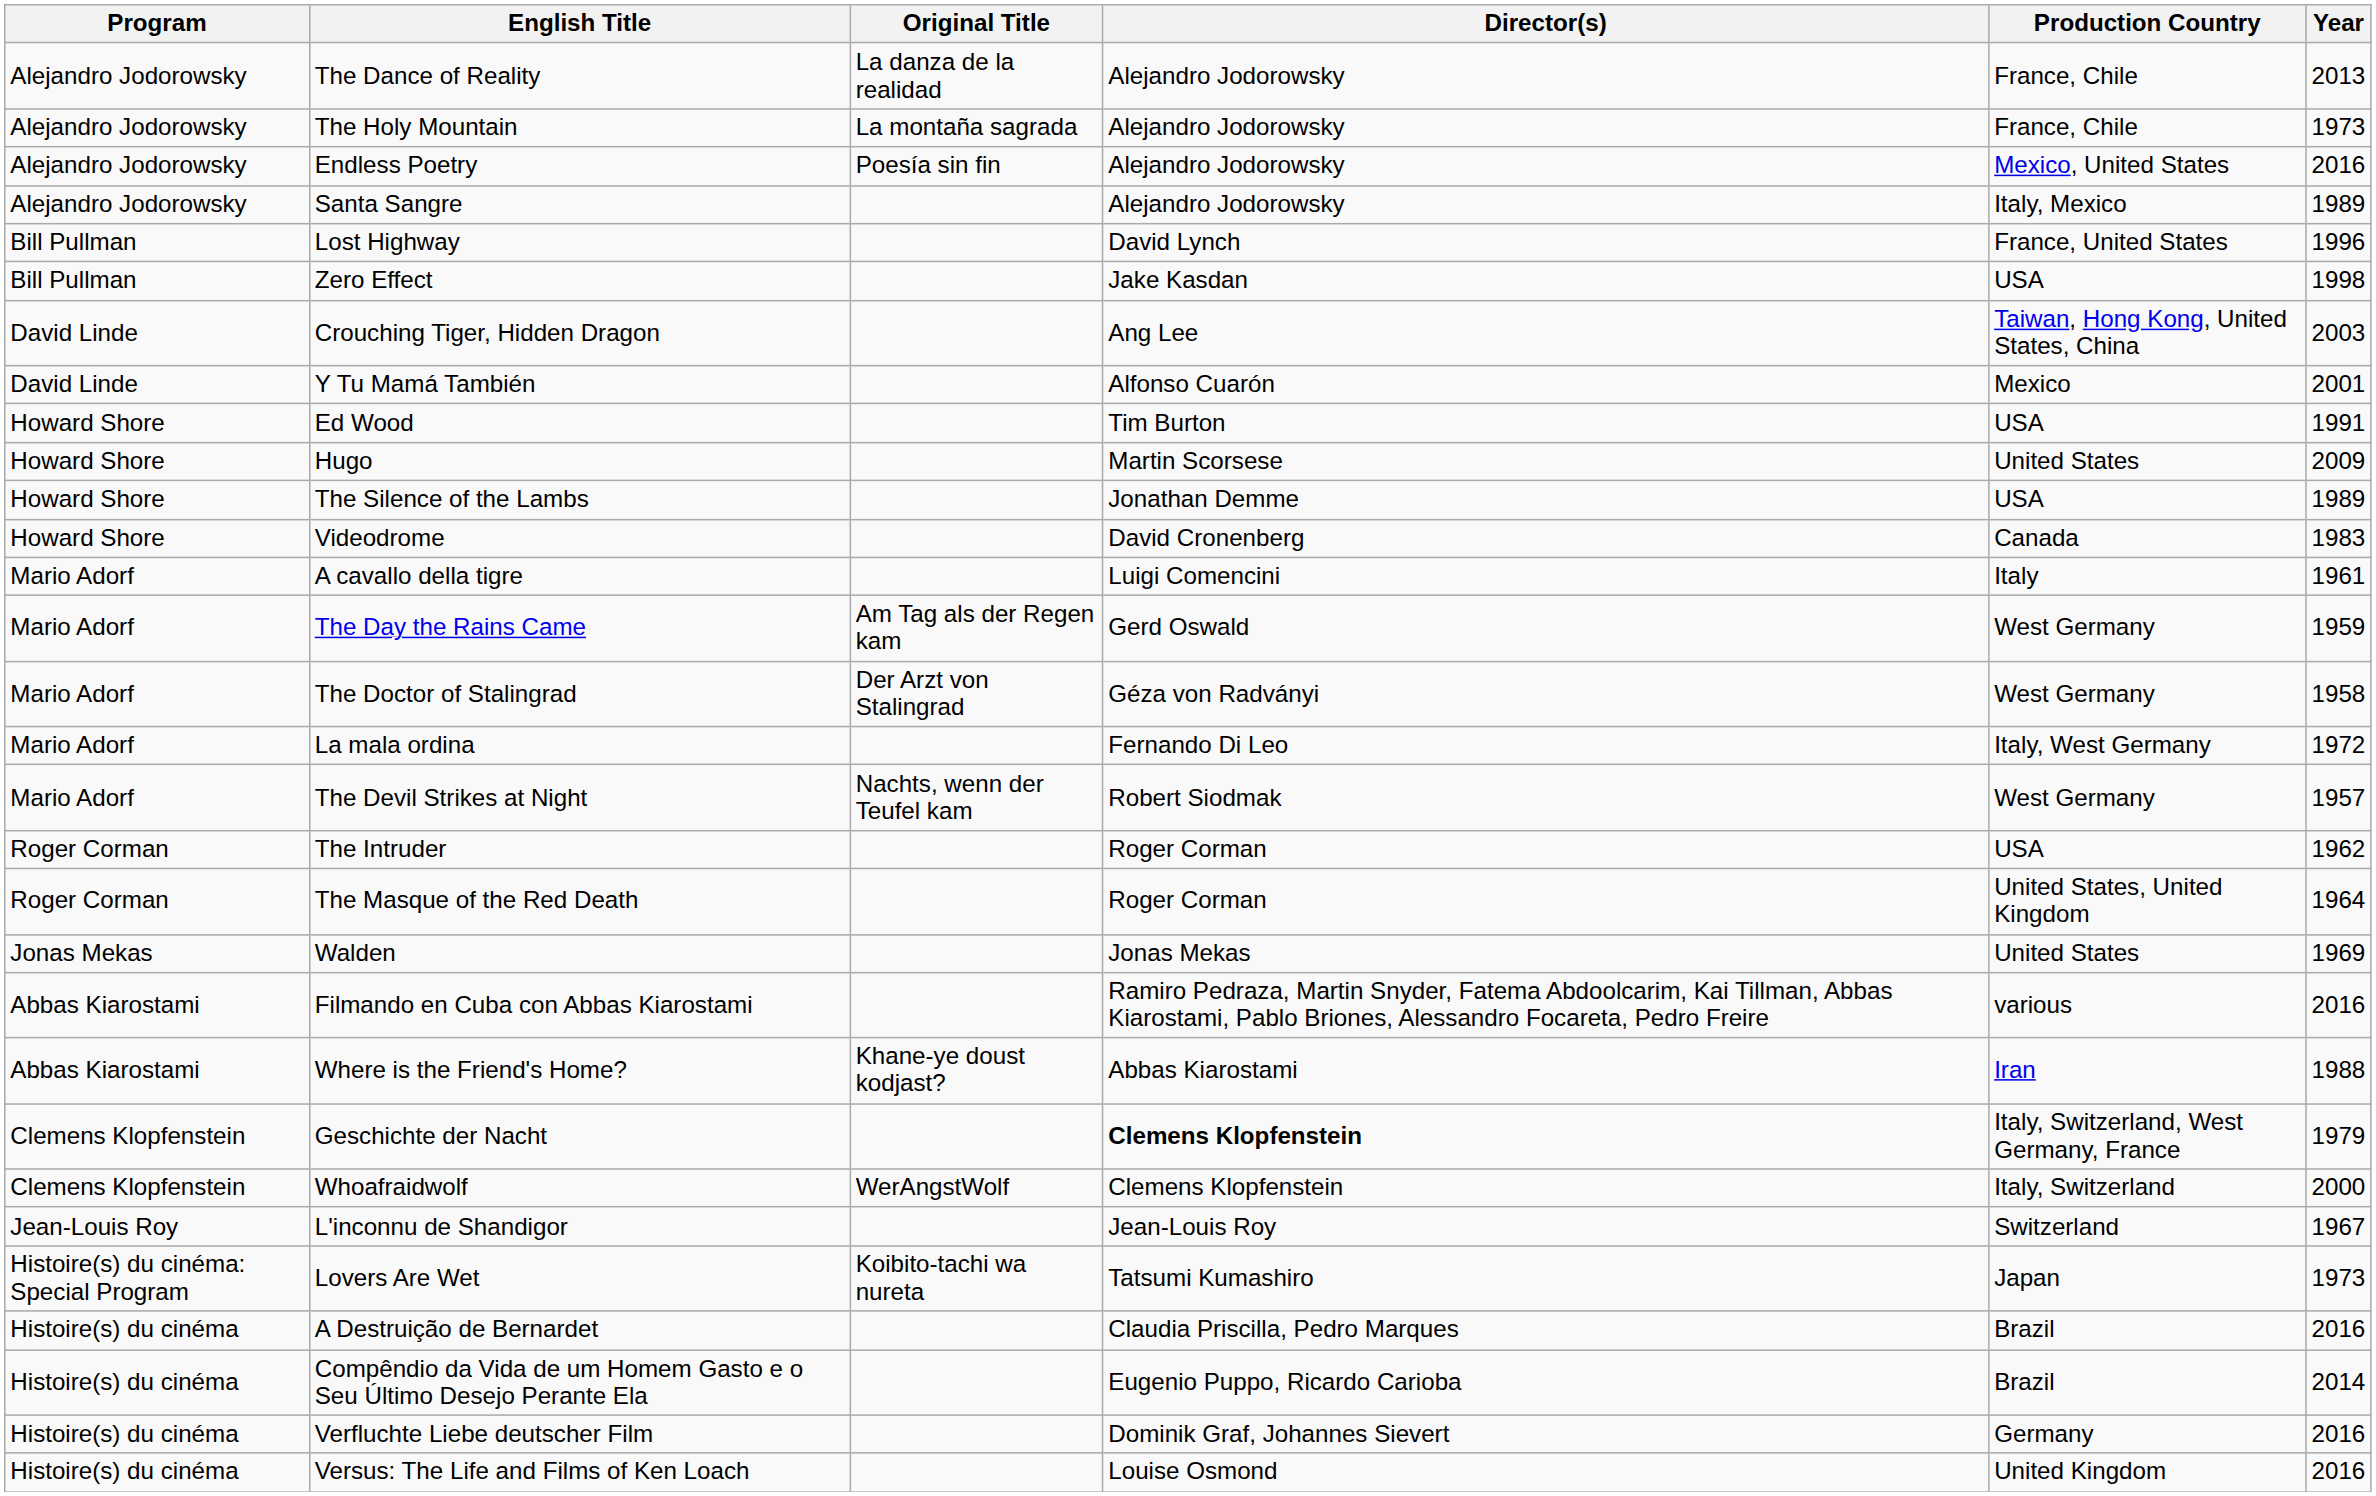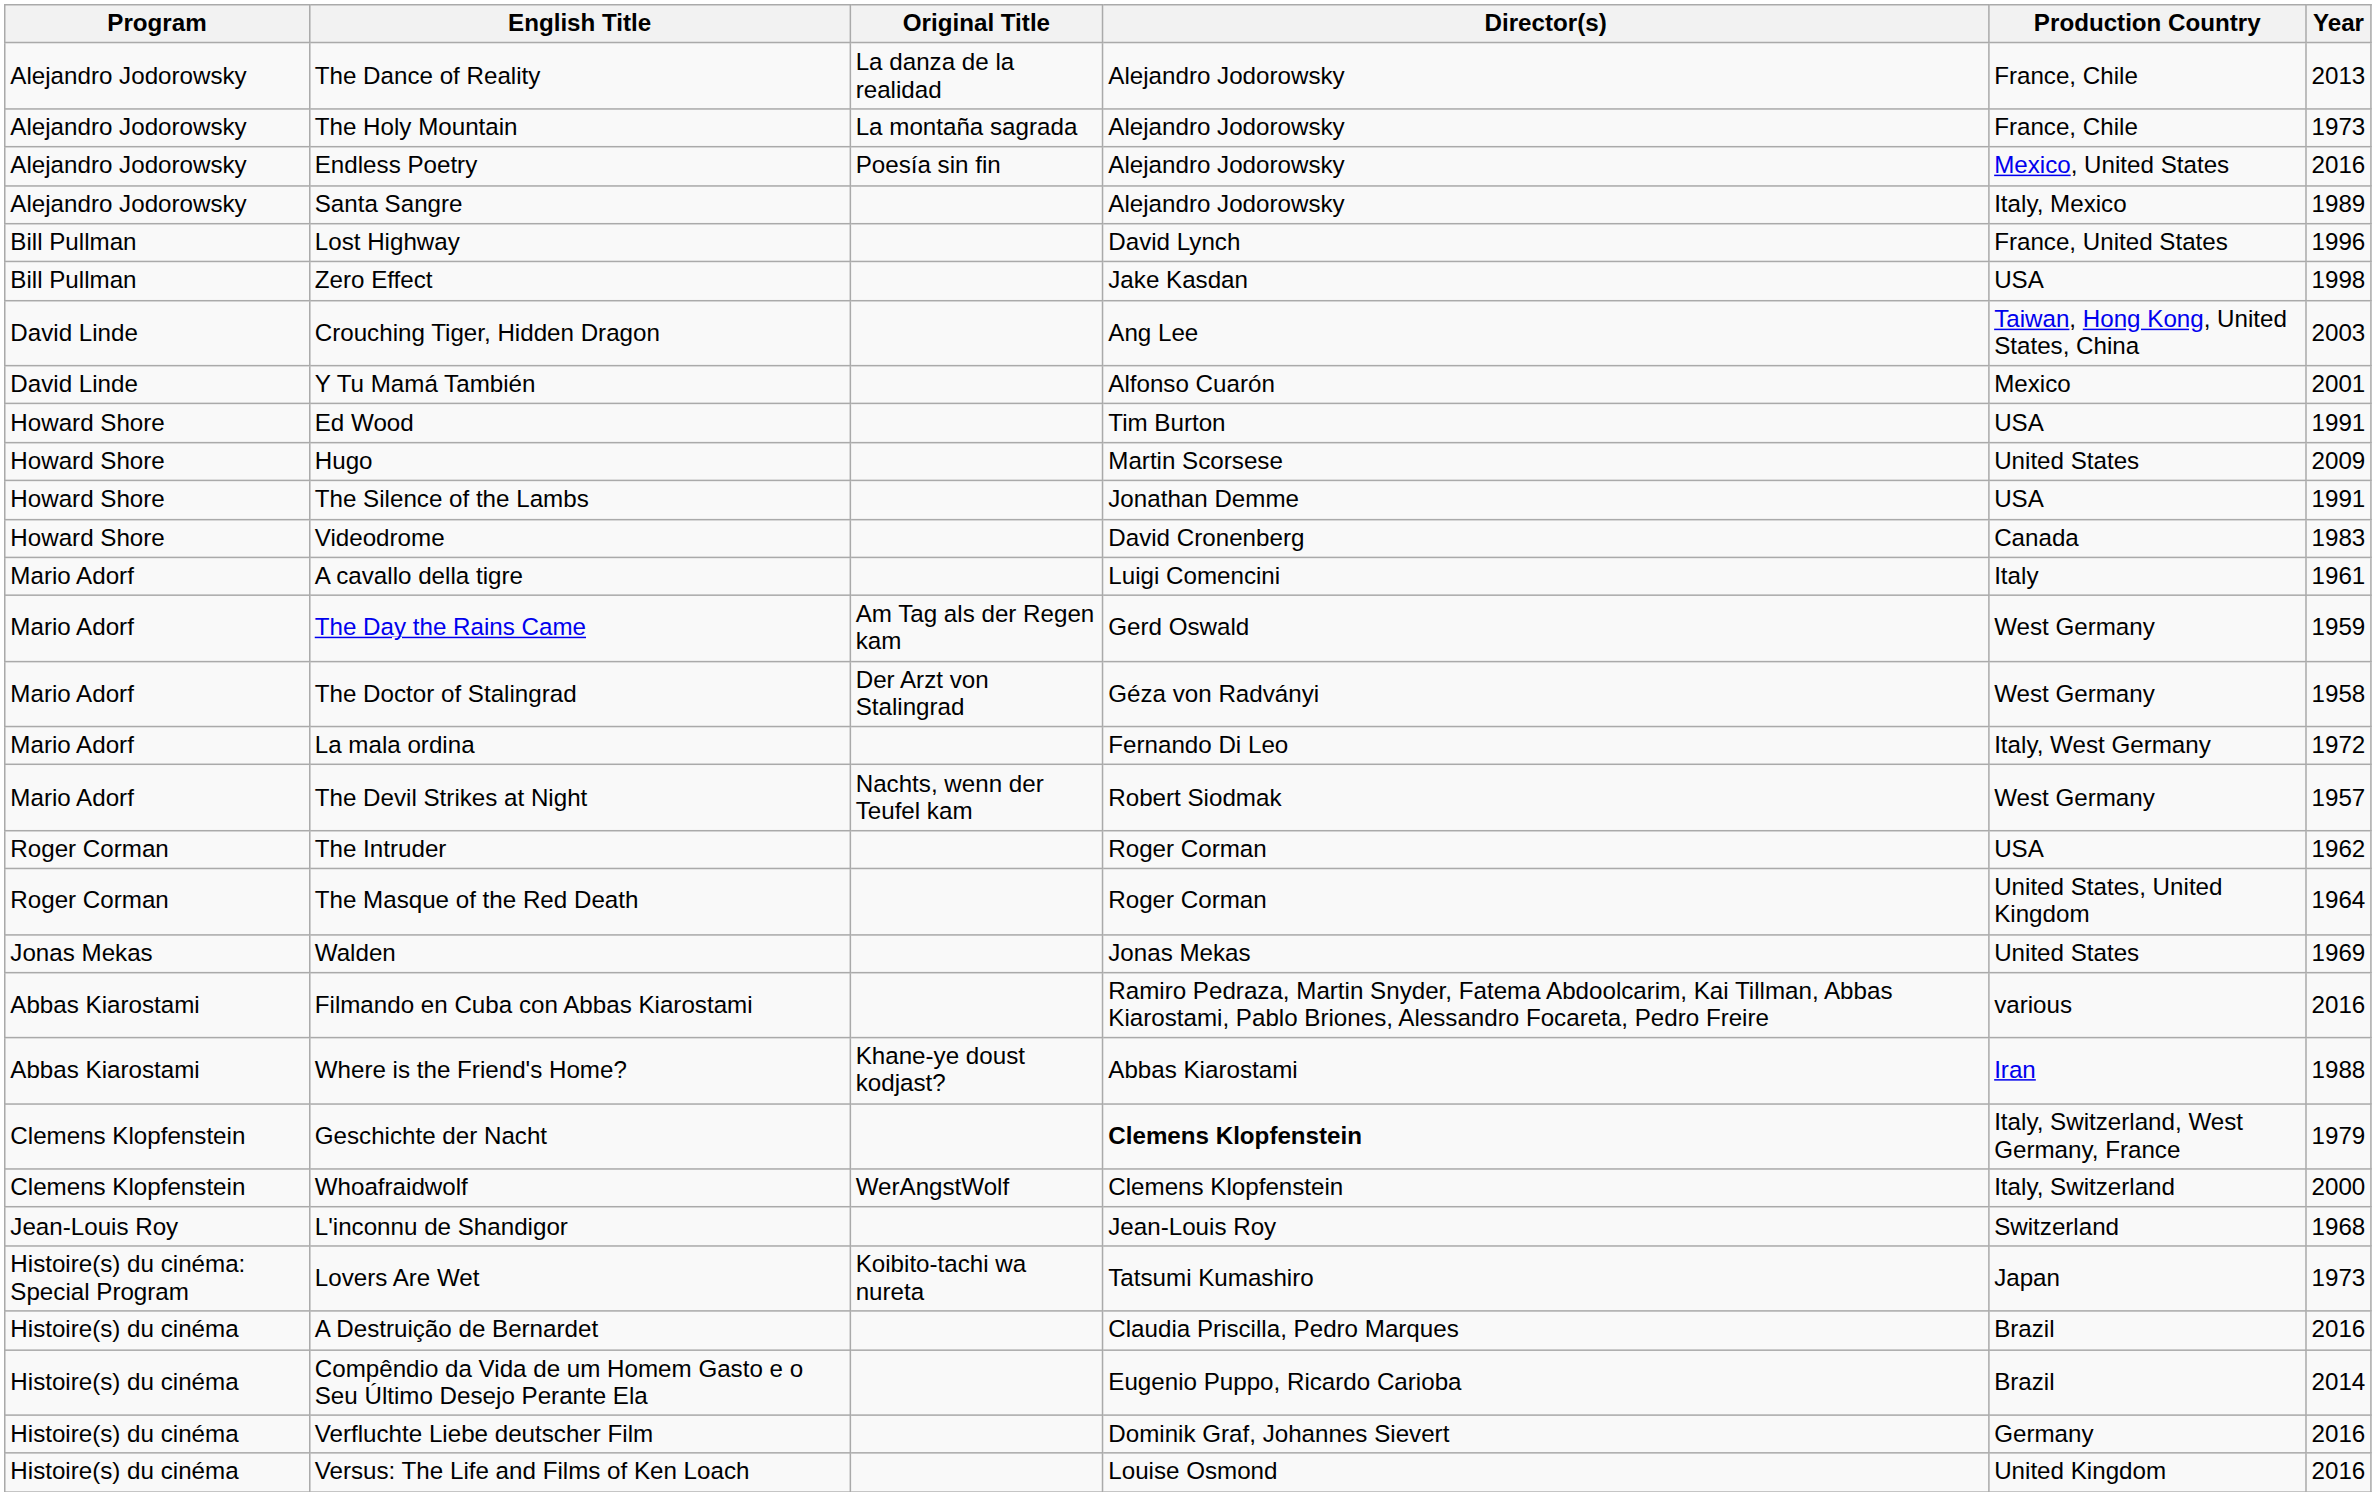(2338, 499) 1989 -> (2338, 499) 1991
(2338, 1226) 1967 -> (2338, 1226) 1968
